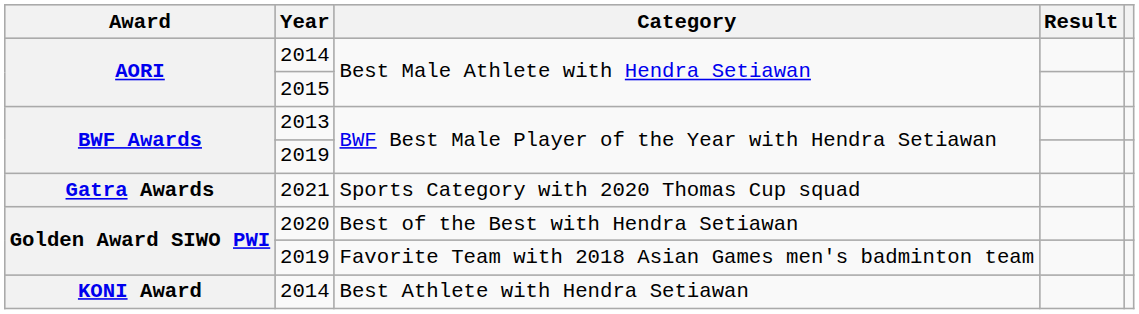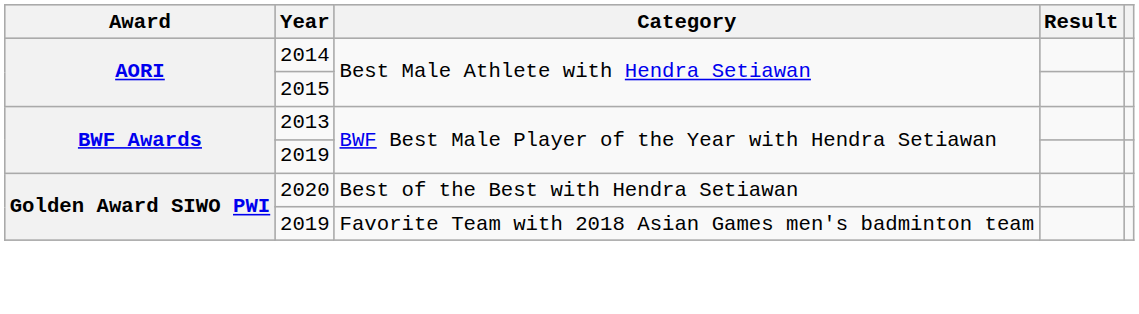- row: (305, 190)
- row: (305, 291)
